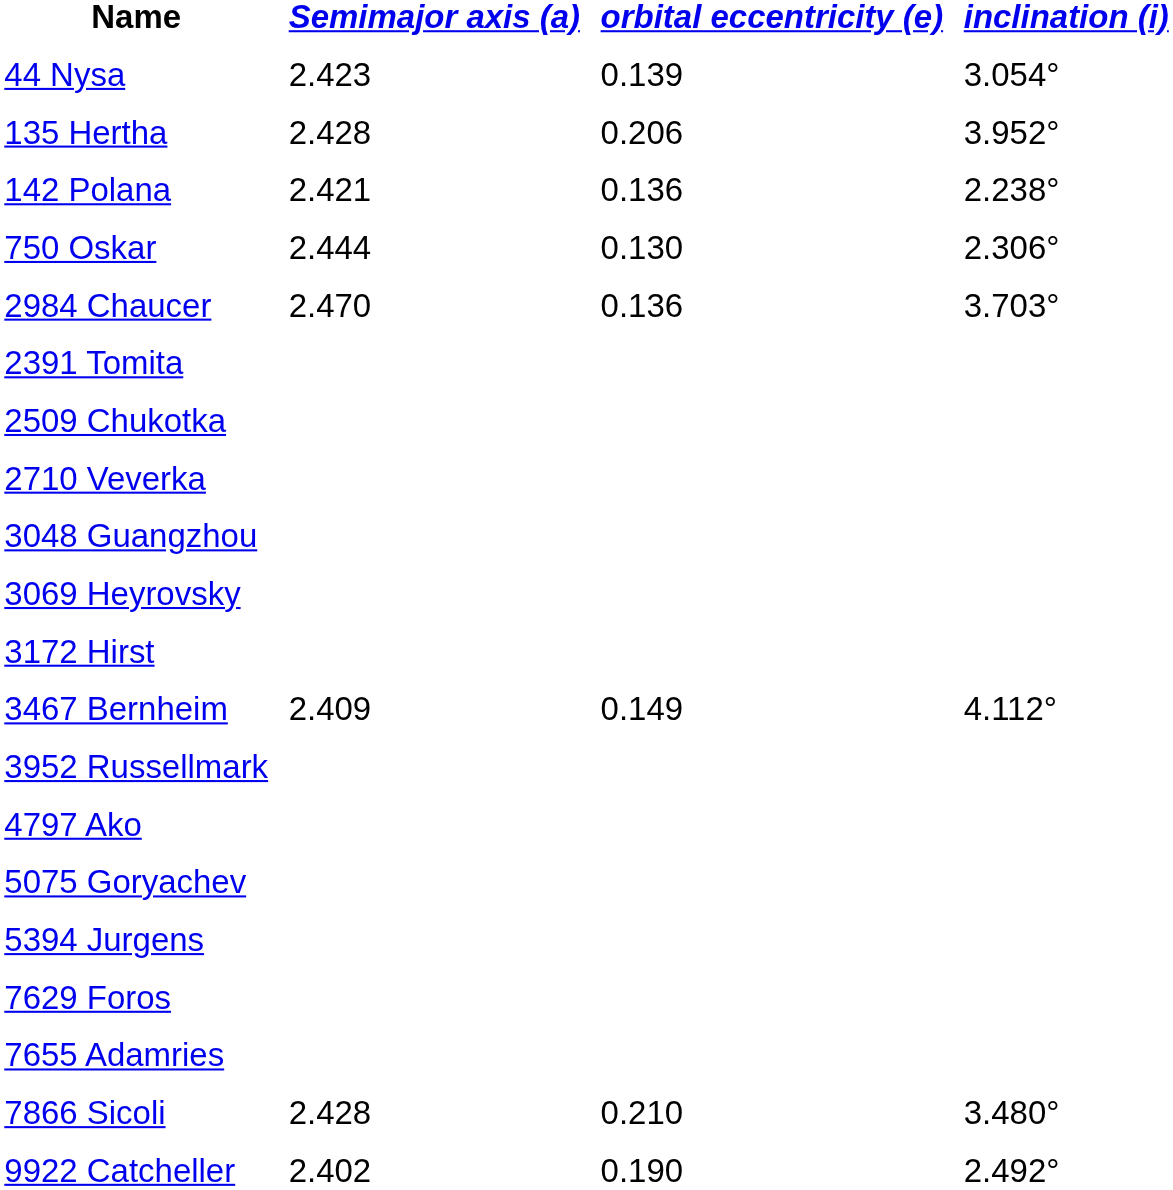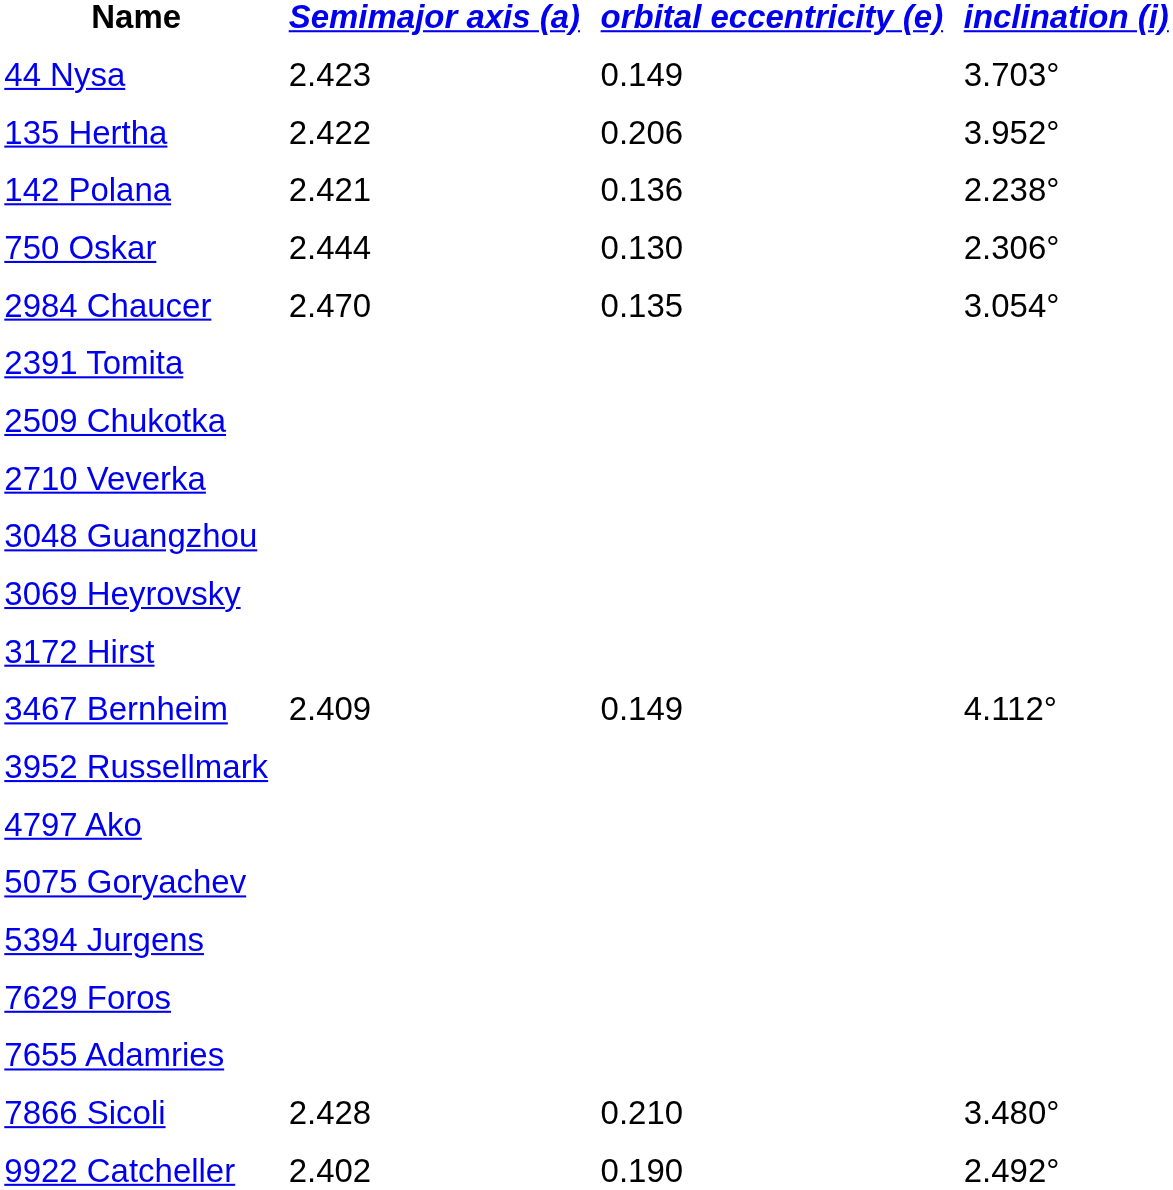(642, 74) 0.139 -> (642, 74) 0.149
(1012, 74) 3.054° -> (1012, 74) 3.703°
(330, 132) 2.428 -> (330, 132) 2.422
(642, 305) 0.136 -> (642, 305) 0.135
(1012, 305) 3.703° -> (1012, 305) 3.054°
